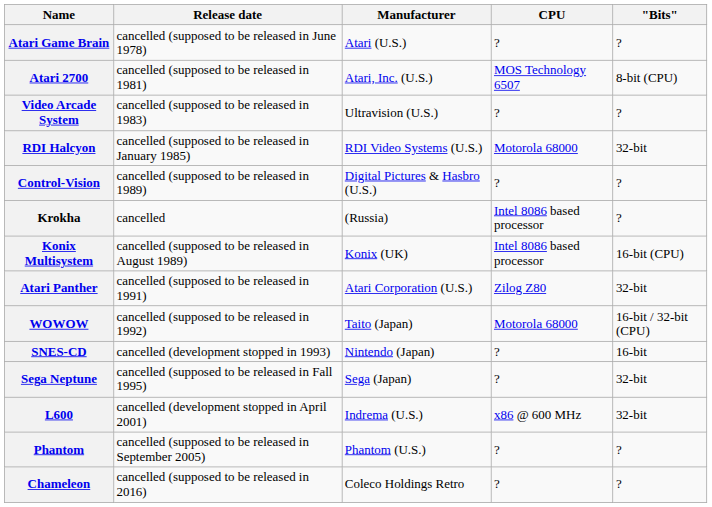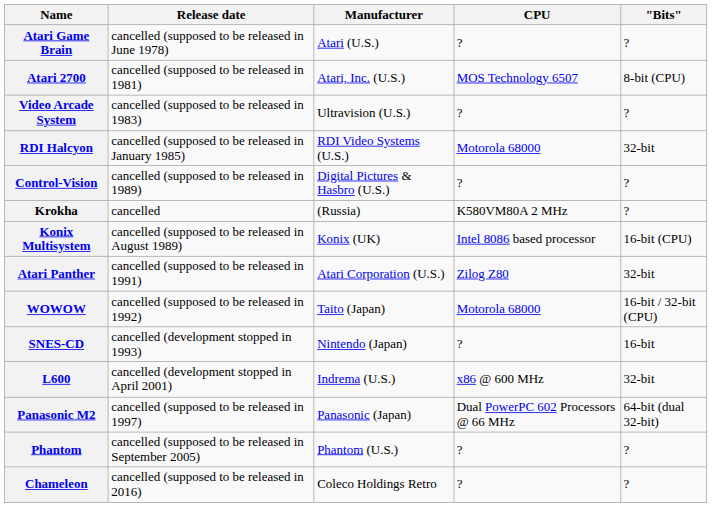(537, 218) Intel 8086 based processor -> (512, 210) K580VM80A 2 MHz
- row: (59, 379)
+ row: (56, 414)
